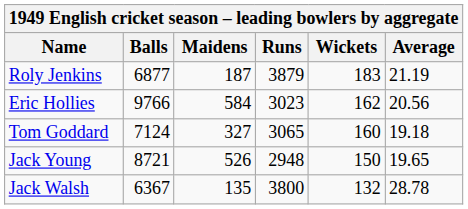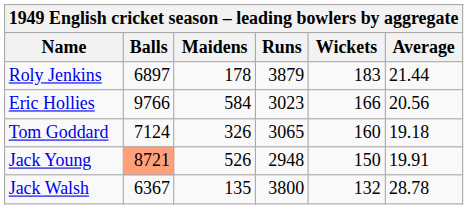(152, 75) 6877 -> (152, 75) 6897
(238, 75) 187 -> (238, 75) 178
(409, 75) 21.19 -> (409, 75) 21.44
(367, 103) 162 -> (367, 103) 166
(238, 132) 327 -> (238, 132) 326
(152, 160) no background -> (152, 160) lightsalmon background
(409, 160) 19.65 -> (409, 160) 19.91
